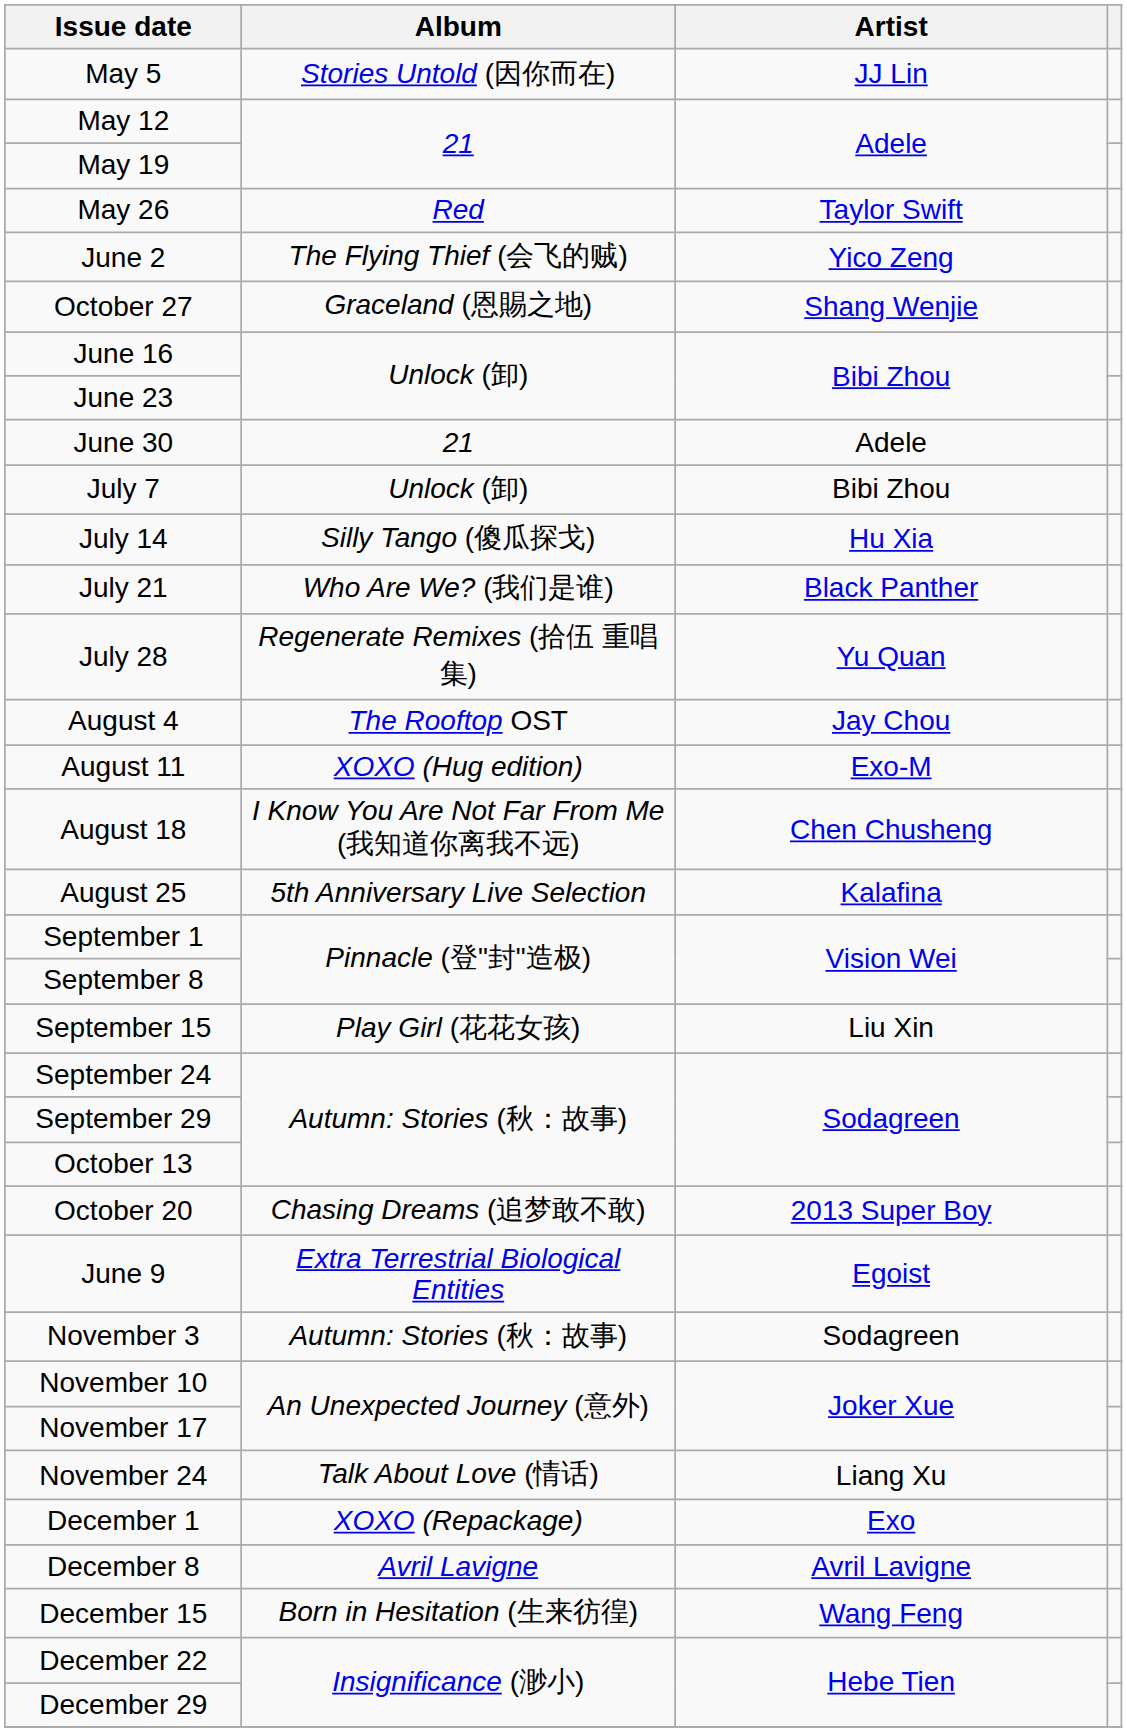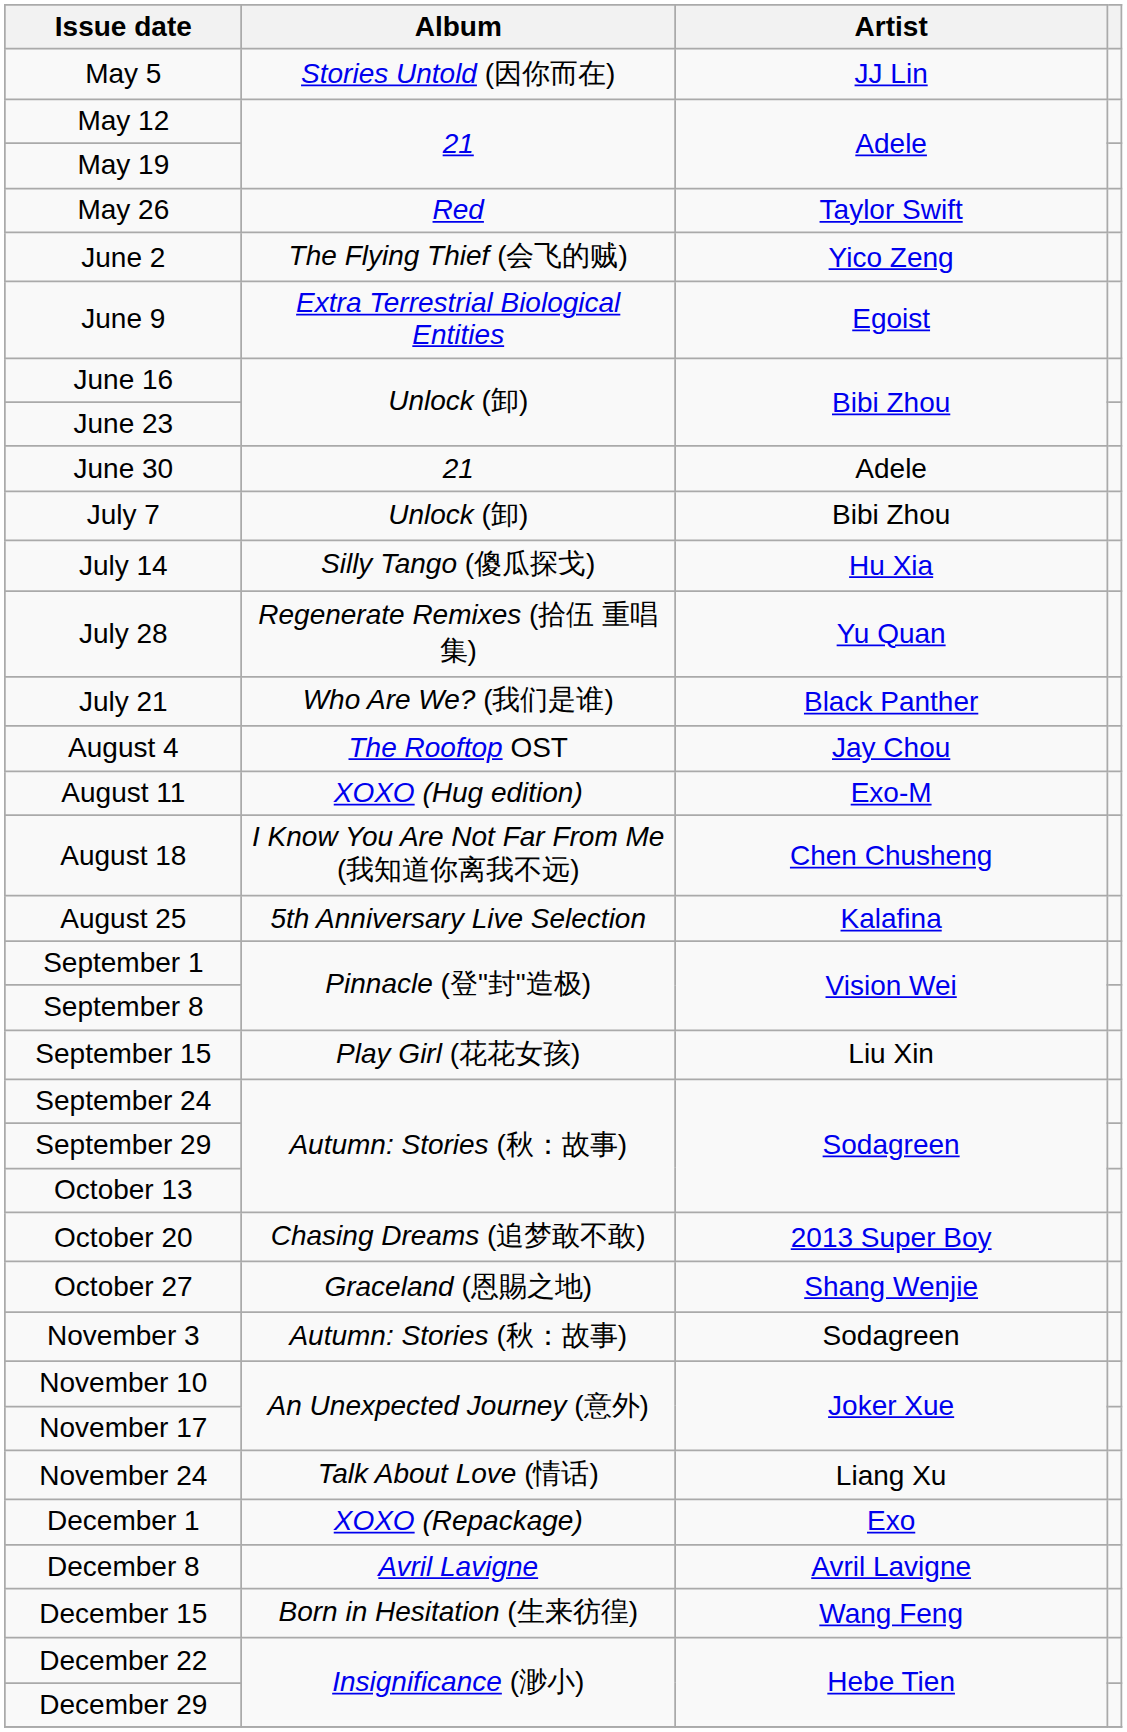rows swapped: (123, 1273) <-> (123, 306)
rows swapped: (123, 588) <-> (123, 656)
